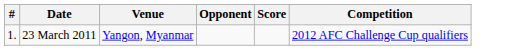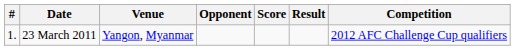+ column: (309, 14)
